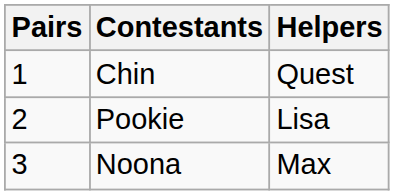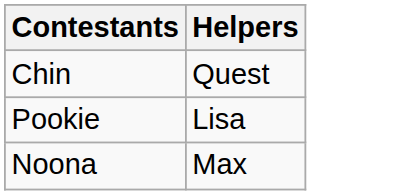- column: (47, 27)
